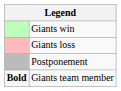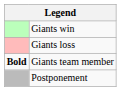rows swapped: (59, 62) <-> (73, 78)
